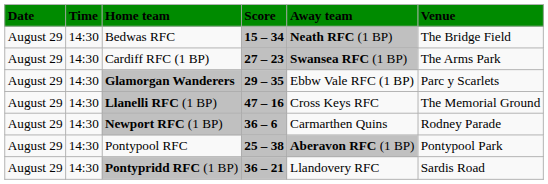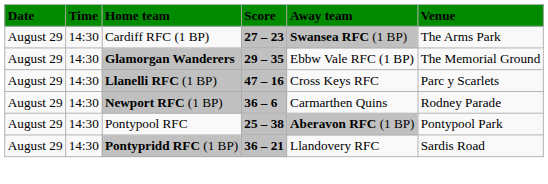- row: (140, 37)
(460, 80) Parc y Scarlets -> (480, 59) The Memorial Ground
(480, 102) The Memorial Ground -> (460, 80) Parc y Scarlets
